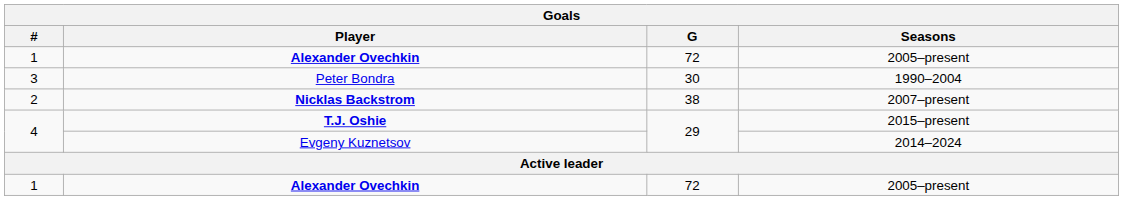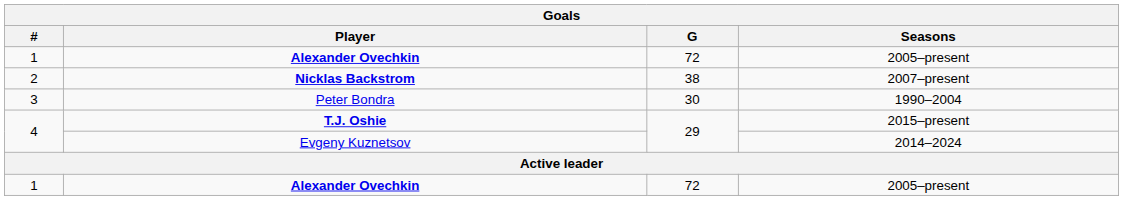rows swapped: (355, 100) <-> (355, 79)
